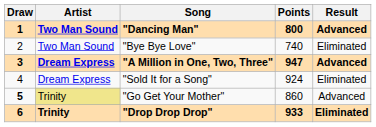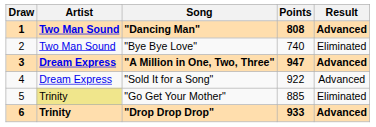(294, 29) 800 -> (295, 29) 808
(294, 79) 924 -> (295, 79) 922
(342, 79) Eliminated -> (342, 79) Advanced
(20, 96) bold -> (21, 96) normal
(294, 96) 860 -> (295, 96) 885
(342, 96) Advanced -> (342, 96) Eliminated
(342, 113) Eliminated -> (342, 113) Advanced
